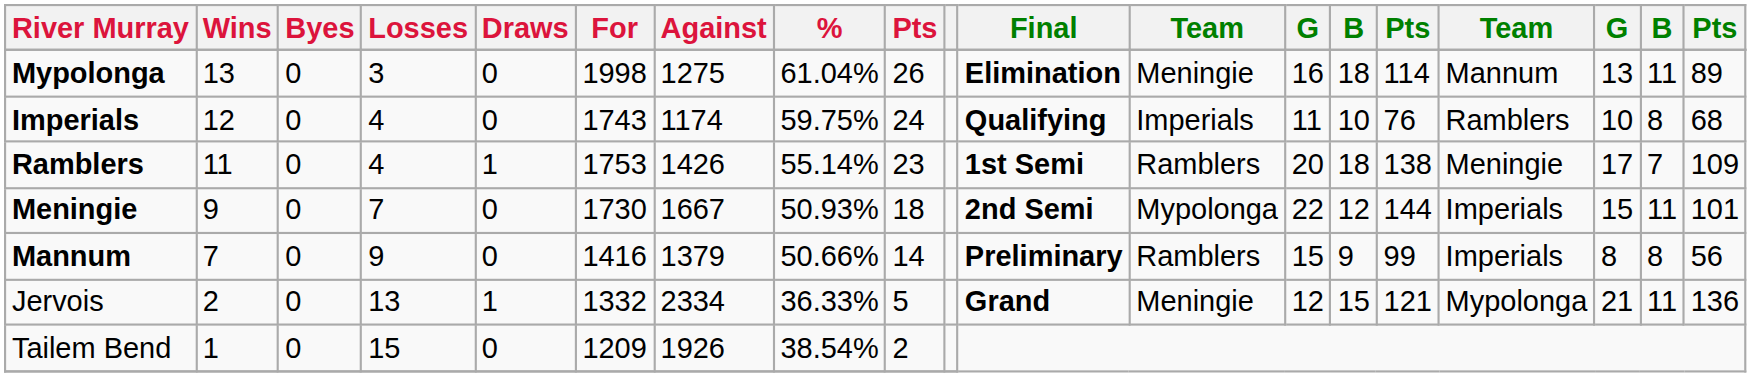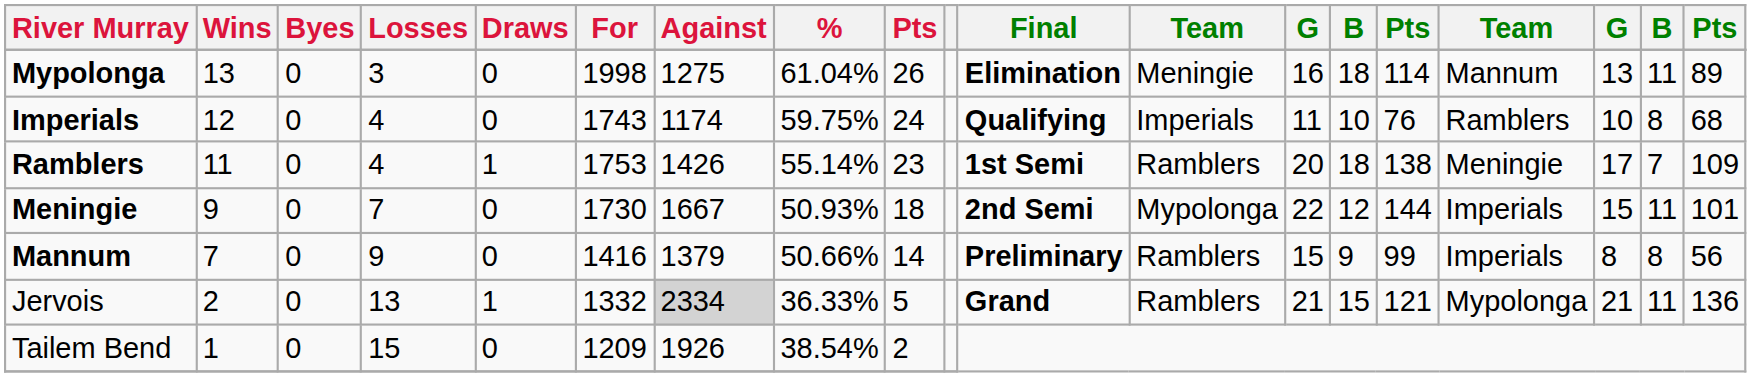(693, 301) no background -> (693, 301) lightgrey background
(1195, 301) Meningie -> (1198, 301) Ramblers
(1308, 301) 12 -> (1308, 301) 21
